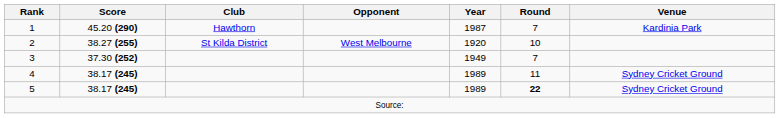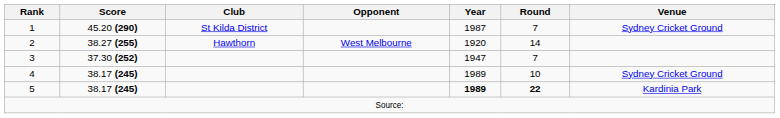(234, 27) Hawthorn -> (234, 27) St Kilda District
(672, 27) Kardinia Park -> (672, 27) Sydney Cricket Ground
(234, 43) St Kilda District -> (234, 43) Hawthorn
(535, 43) 10 -> (535, 43) 14
(475, 58) 1949 -> (475, 58) 1947
(535, 74) 11 -> (535, 74) 10
(475, 89) normal -> (475, 89) bold
(672, 89) Sydney Cricket Ground -> (672, 89) Kardinia Park
